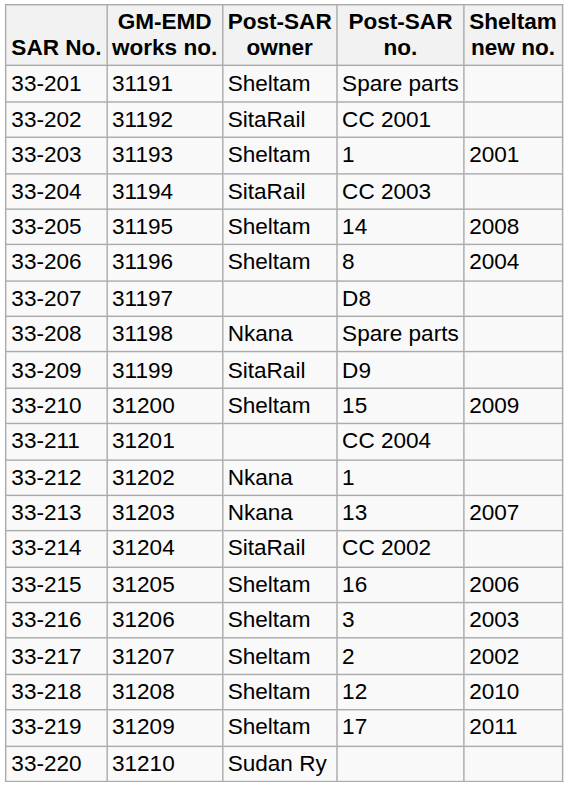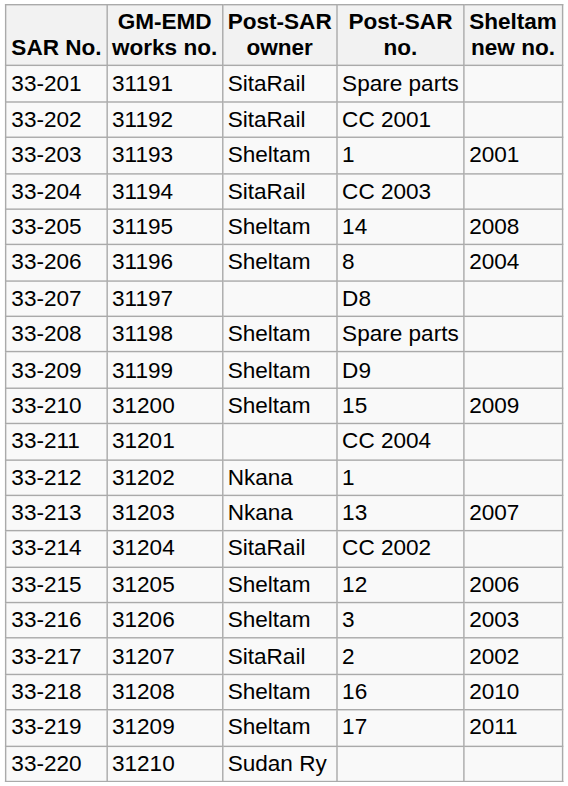(269, 83) Sheltam -> (267, 83) SitaRail
(260, 333) Nkana -> (269, 333) Sheltam
(267, 369) SitaRail -> (269, 369) Sheltam
(355, 584) 16 -> (355, 584) 12
(269, 656) Sheltam -> (267, 656) SitaRail
(355, 691) 12 -> (355, 691) 16
